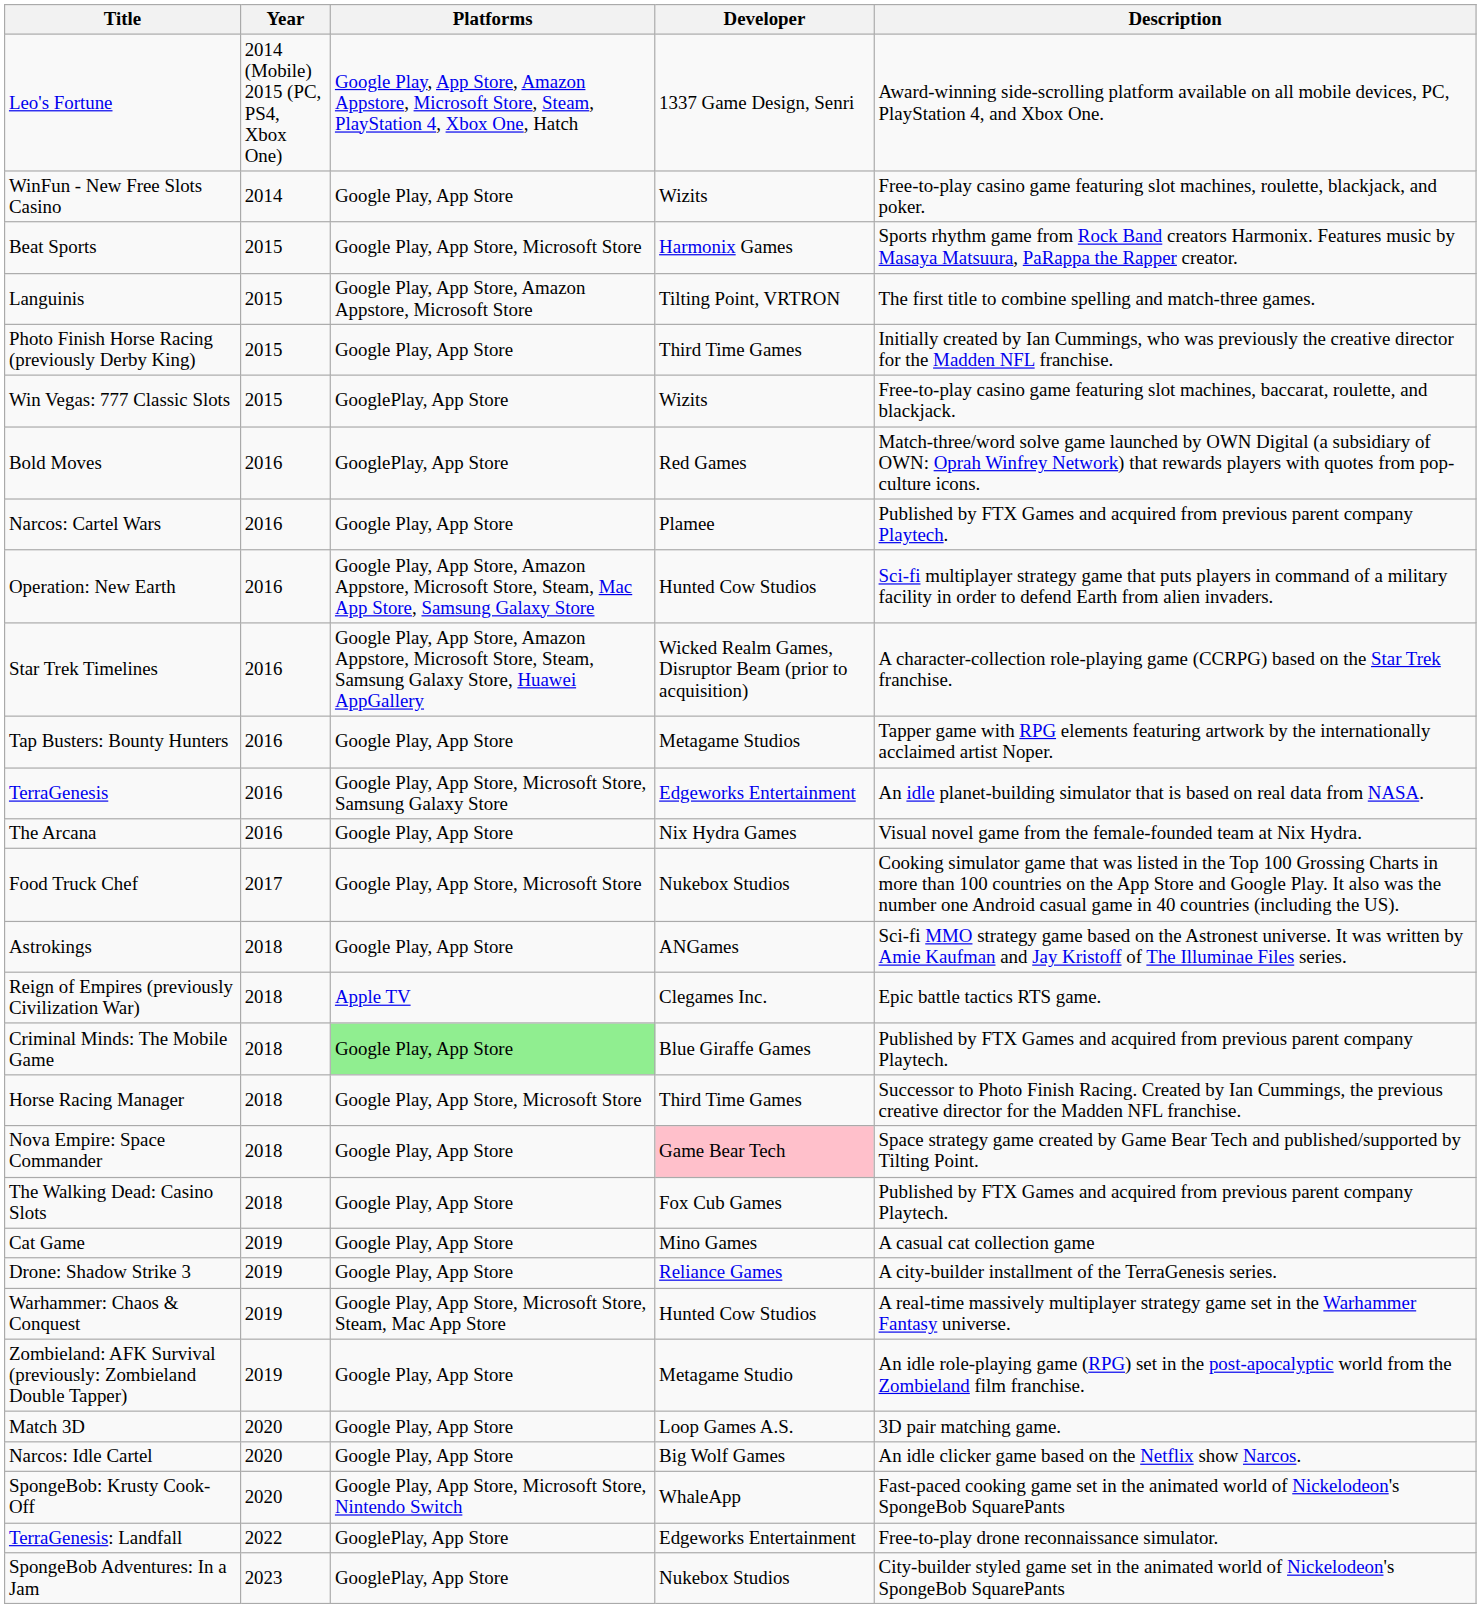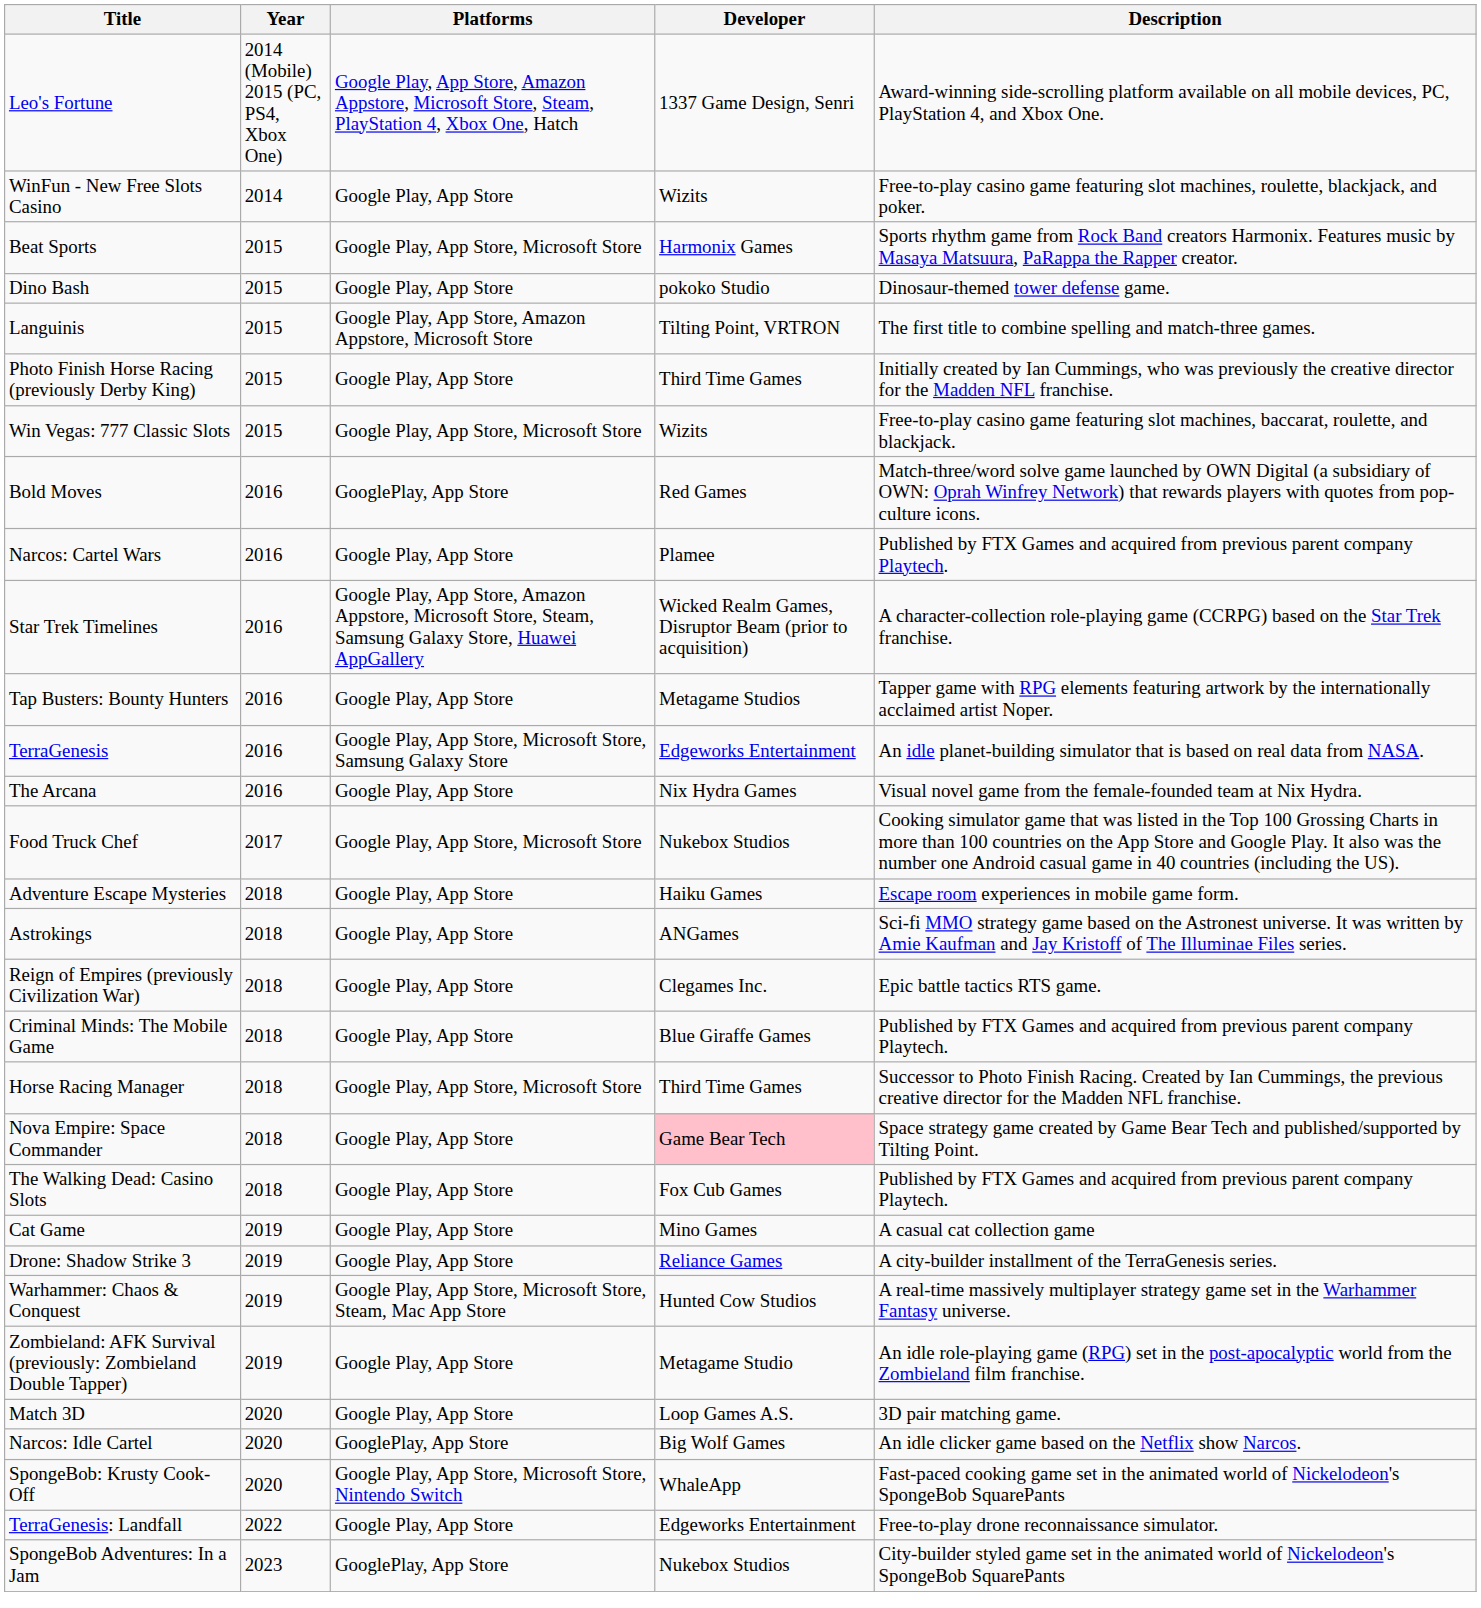+ row: (49, 287)
(422, 400) GooglePlay, App Store -> (488, 430) Google Play, App Store, Microsoft Store
- row: (92, 586)
+ row: (117, 893)
(373, 997) Apple TV -> (424, 985) Google Play, App Store
(424, 1048) lightgreen background -> (424, 1036) no background
(424, 1456) Google Play, App Store -> (422, 1443) GooglePlay, App Store
(422, 1537) GooglePlay, App Store -> (424, 1525) Google Play, App Store
